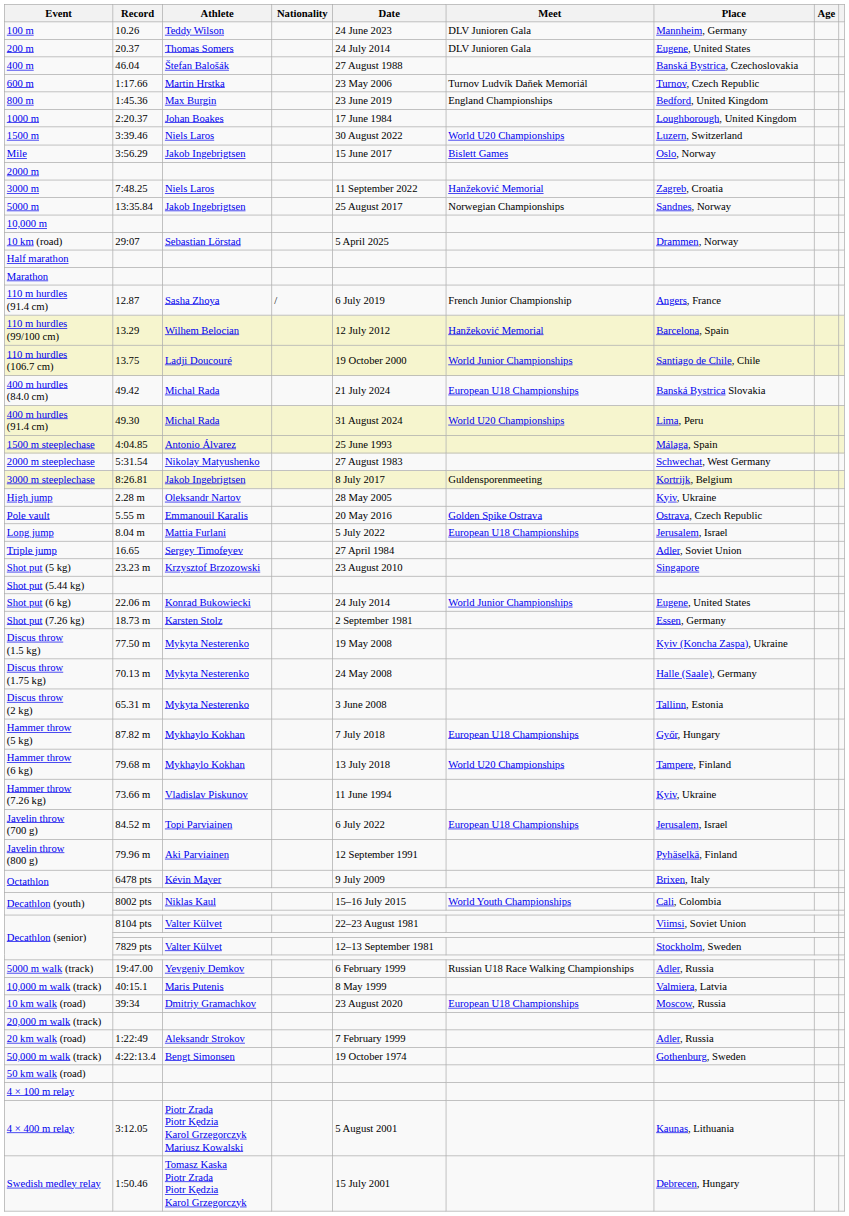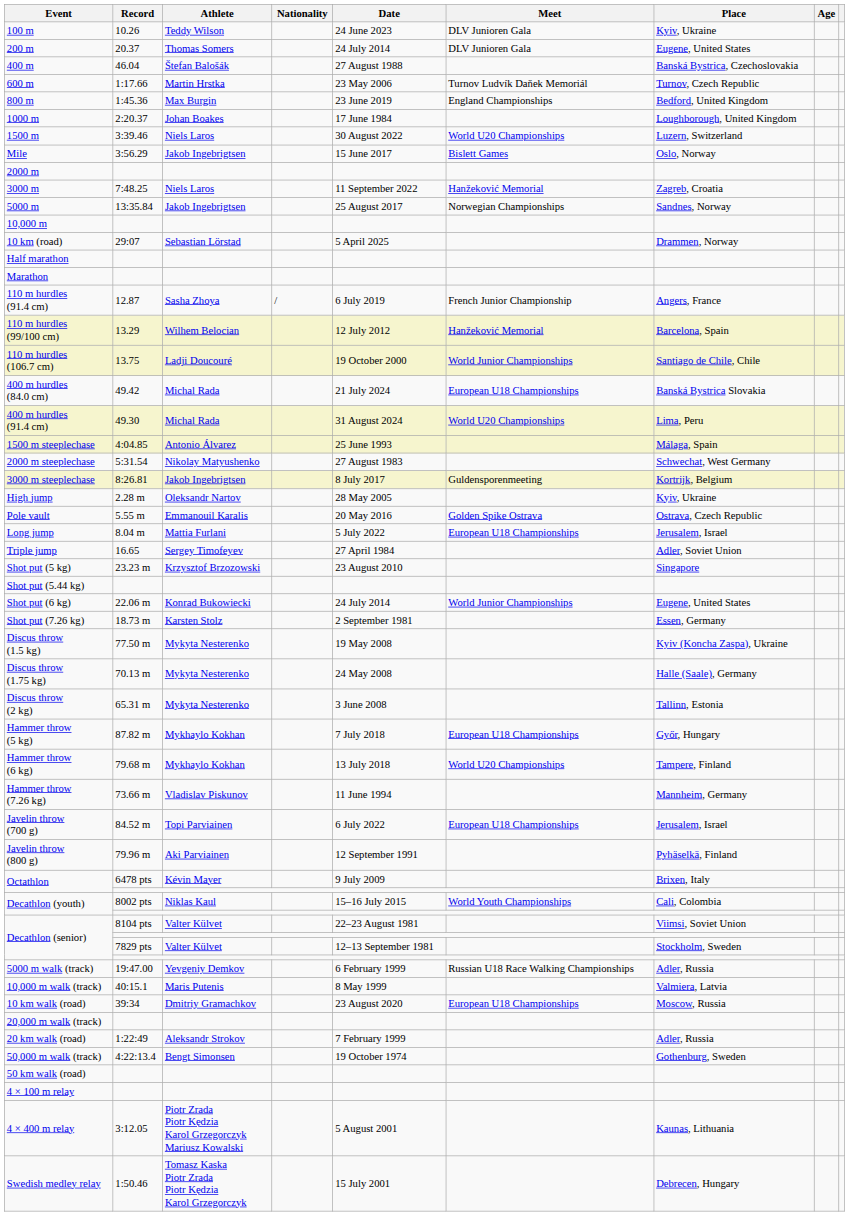(702, 31) Mannheim, Germany -> (686, 31) Kyiv, Ukraine
(686, 794) Kyiv, Ukraine -> (702, 794) Mannheim, Germany
